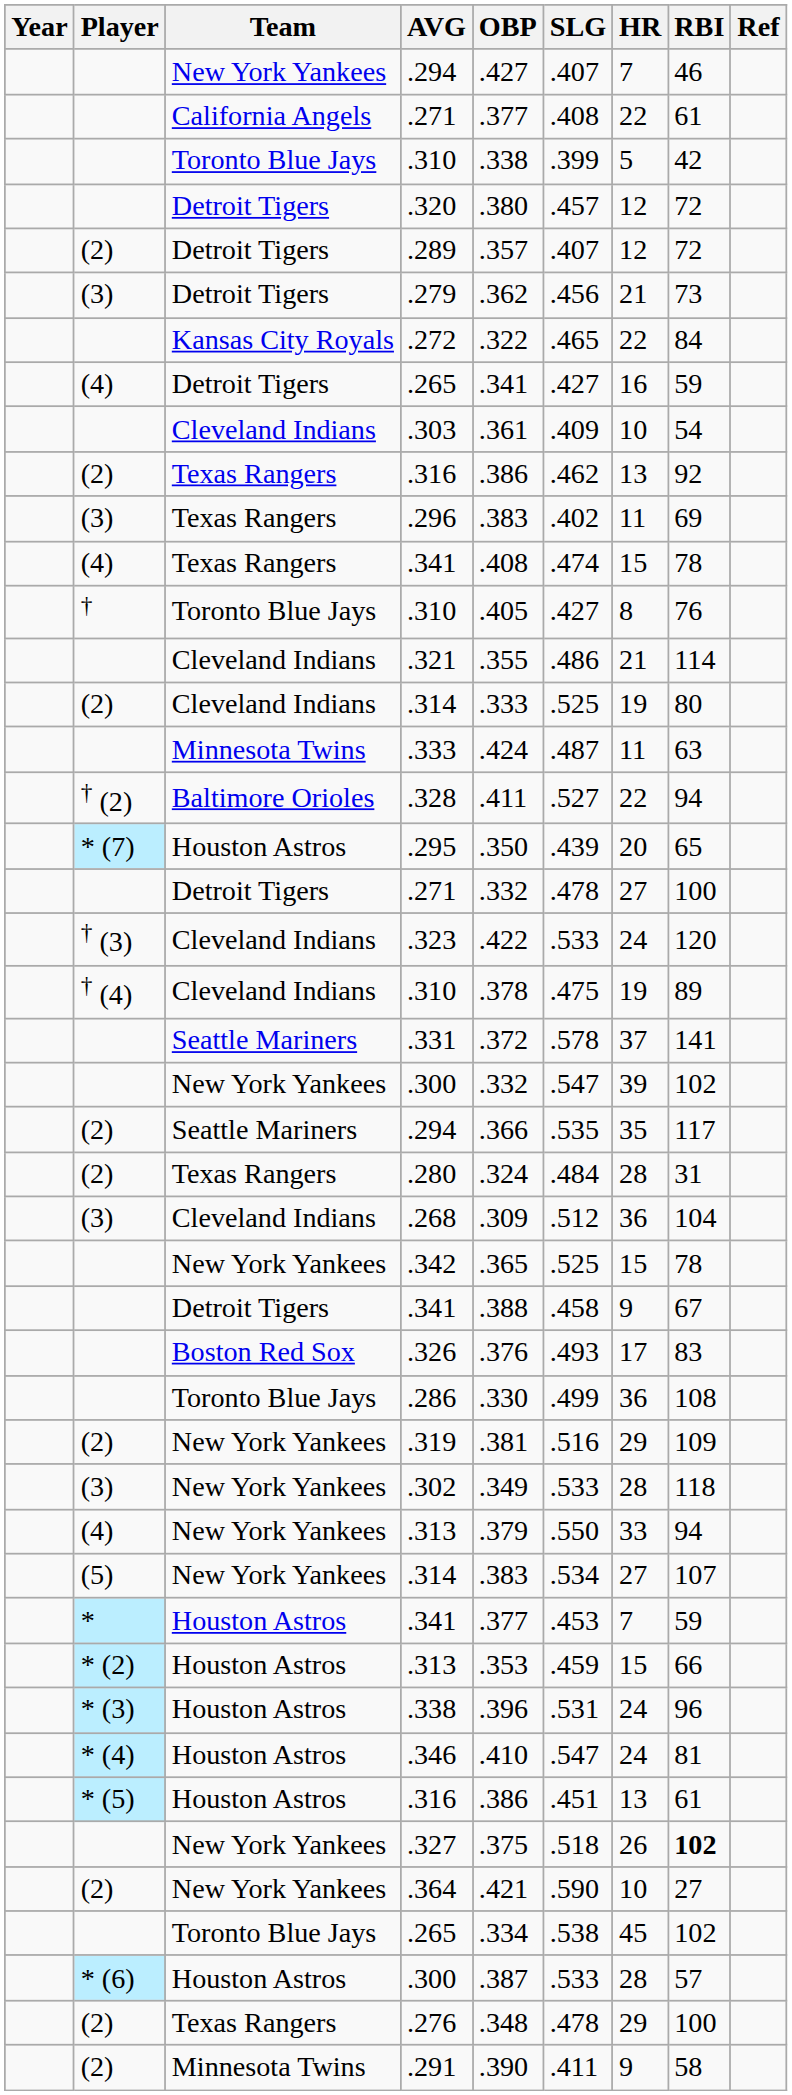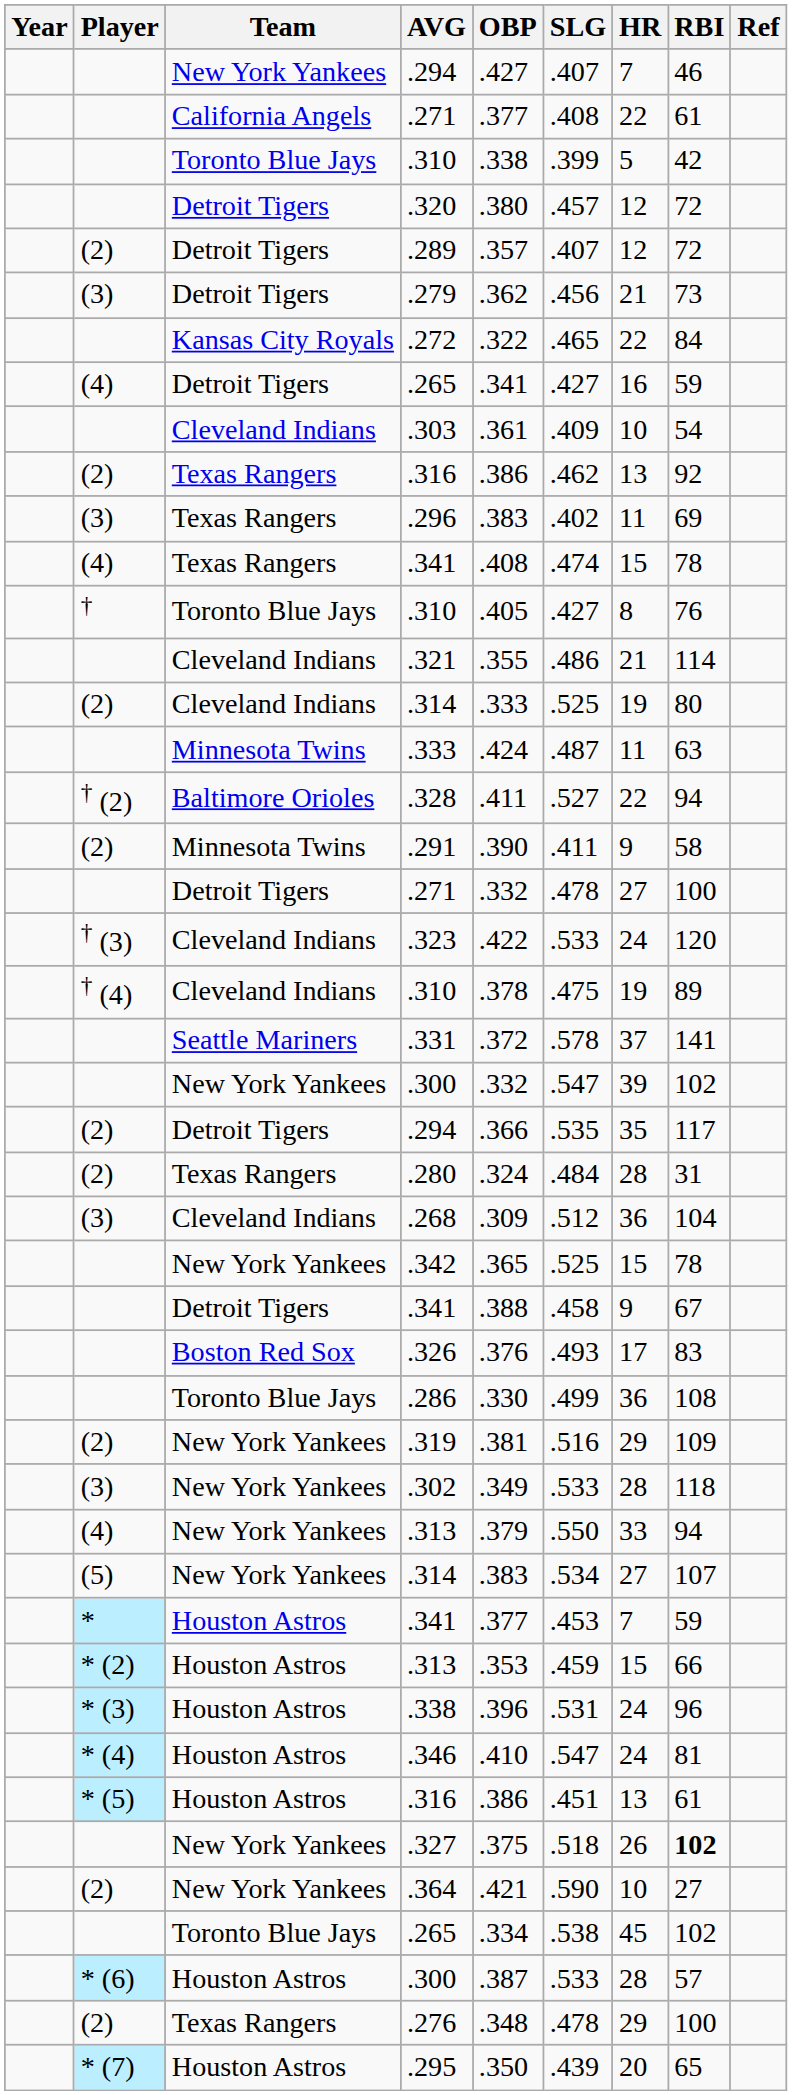rows swapped: (97, 2066) <-> (108, 845)
(264, 1129) Seattle Mariners -> (250, 1129) Detroit Tigers
